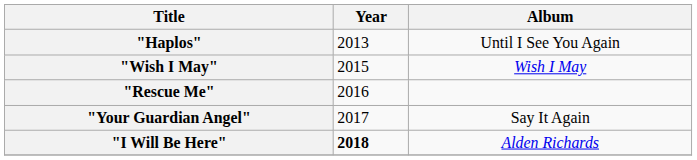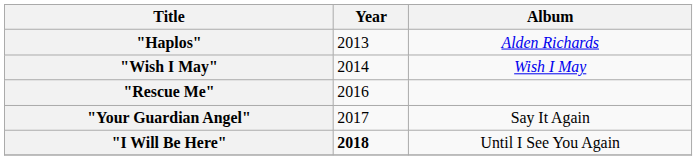(550, 42) Until I See You Again -> (550, 42) Alden Richards
(353, 67) 2015 -> (353, 67) 2014
(550, 142) Alden Richards -> (550, 142) Until I See You Again
